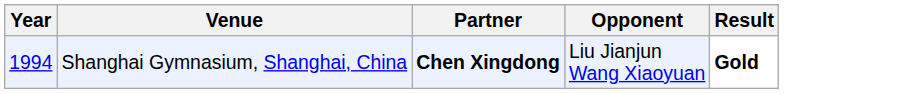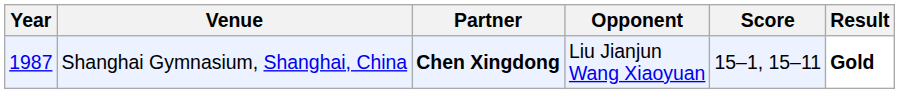+ column: (768, 20)
(31, 62) 1994 -> (31, 62) 1987
